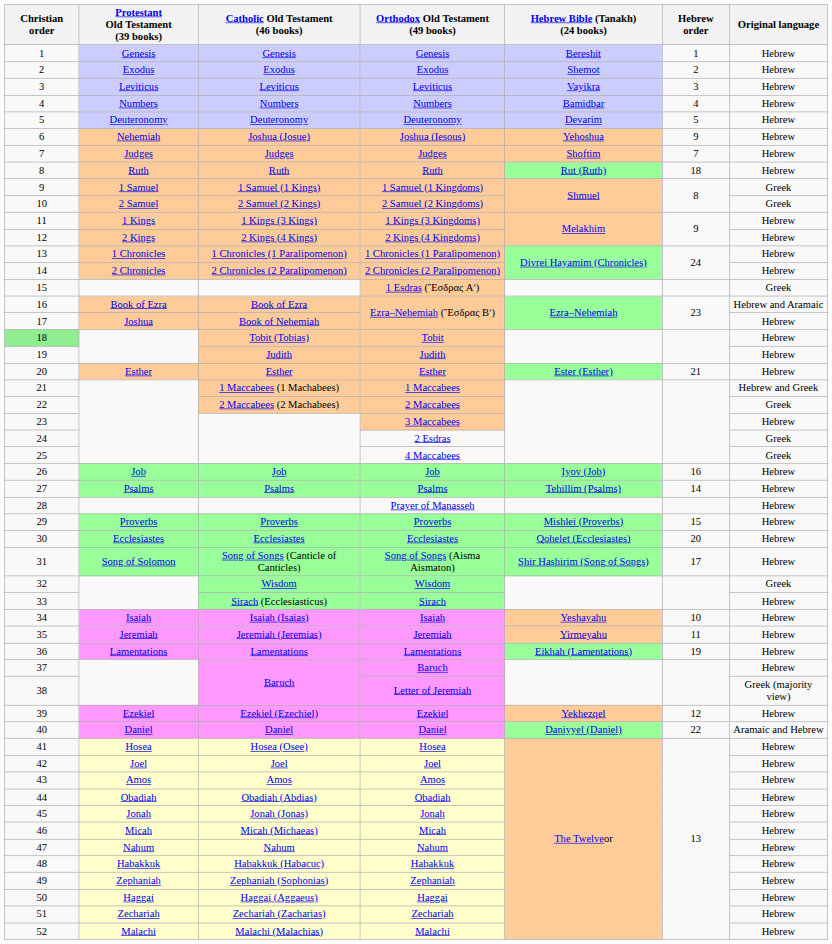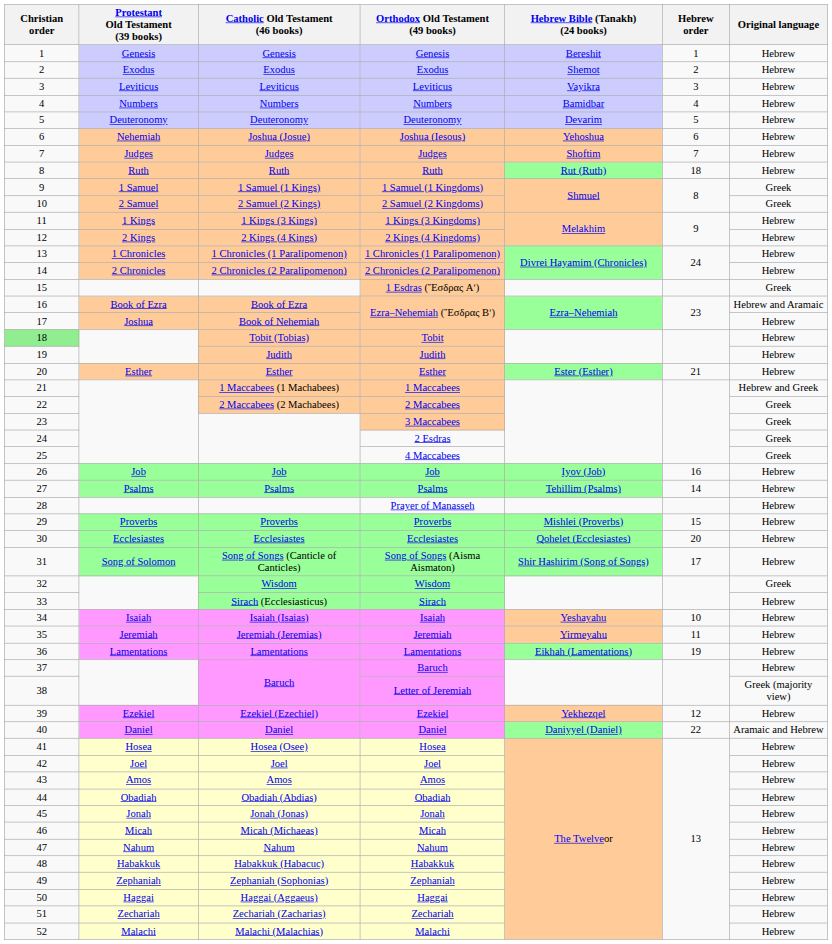(696, 137) 9 -> (696, 137) 6
(778, 421) Hebrew -> (778, 421) Greek
